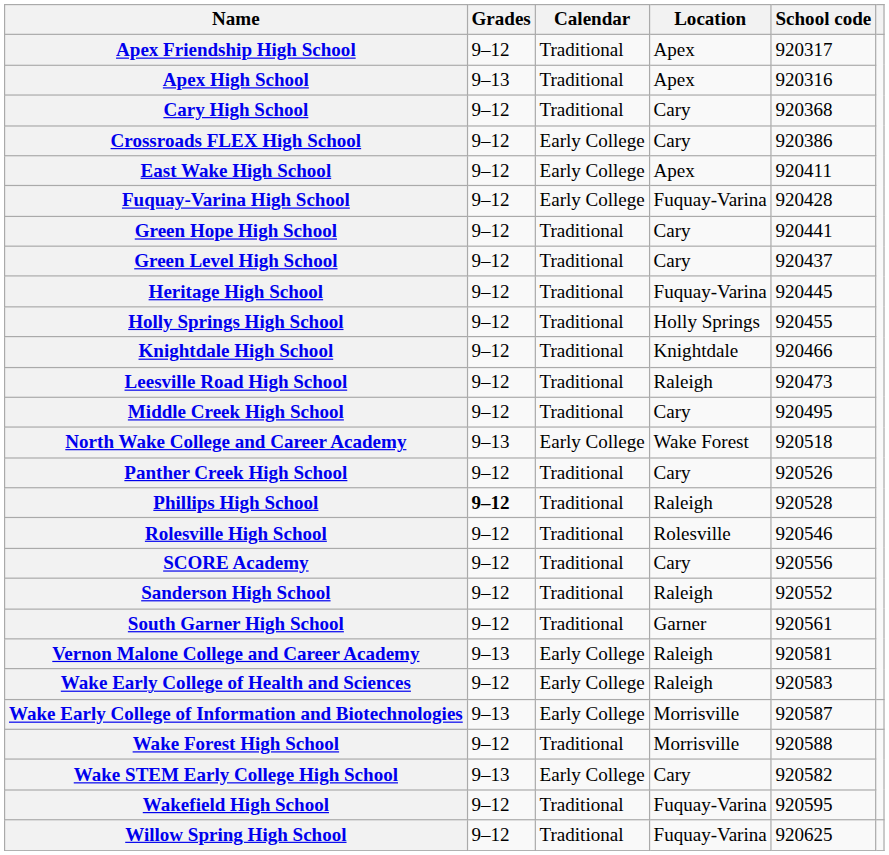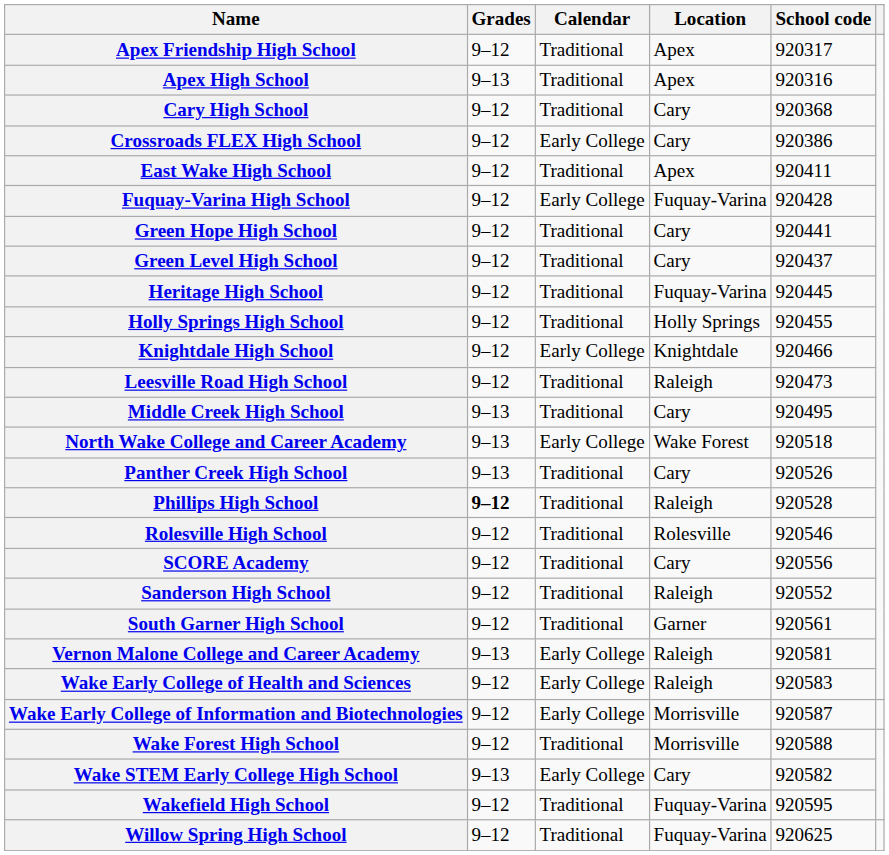(592, 170) Early College -> (582, 170) Traditional
(582, 351) Traditional -> (592, 351) Early College
(491, 412) 9–12 -> (491, 412) 9–13
(491, 472) 9–12 -> (491, 472) 9–13
(491, 714) 9–13 -> (491, 714) 9–12
